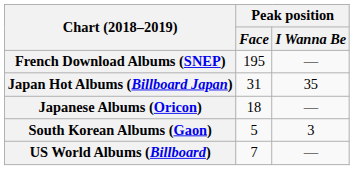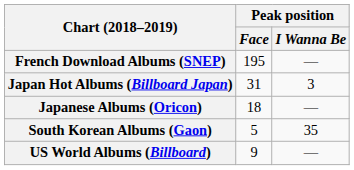(311, 84) 35 -> (311, 84) 3
(311, 130) 3 -> (311, 130) 35
(254, 152) 7 -> (254, 152) 9
